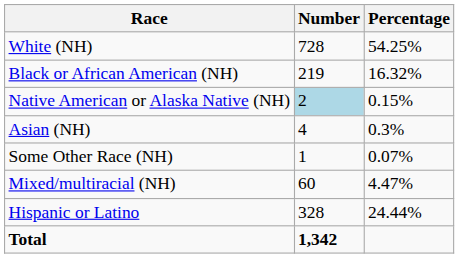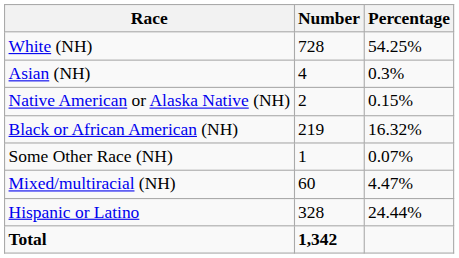rows swapped: (123, 73) <-> (49, 128)
(302, 101) lightblue background -> (302, 101) no background
